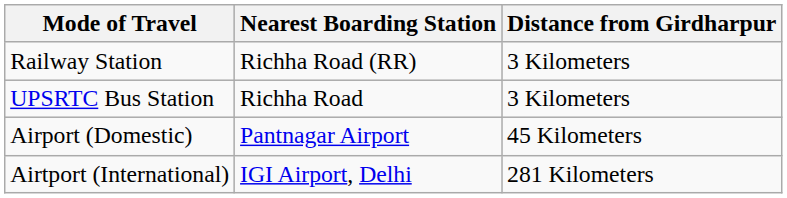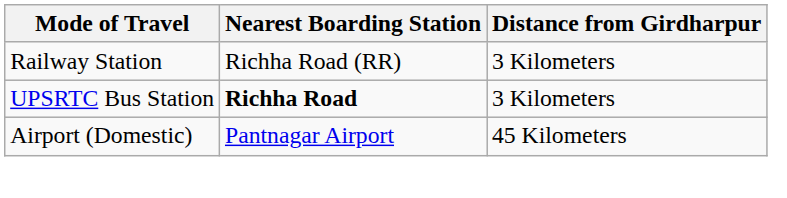(302, 98) normal -> (291, 98) bold
- row: (120, 173)
